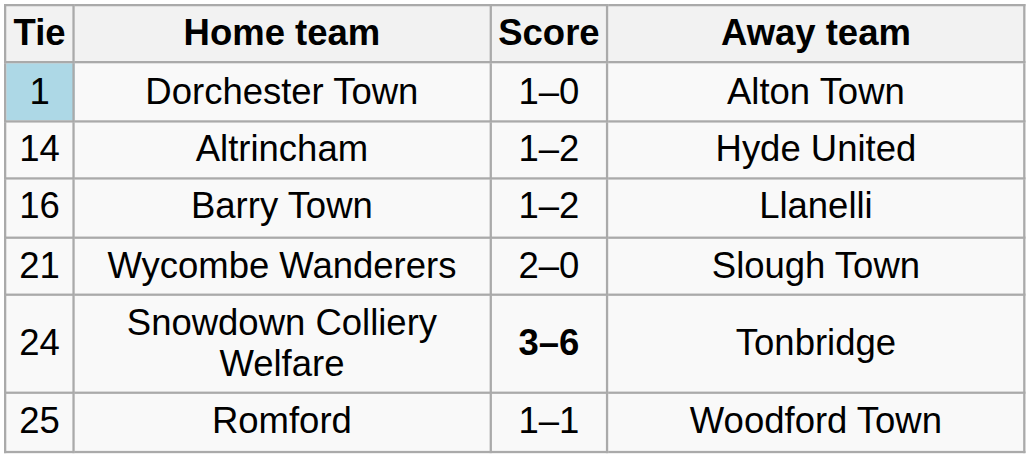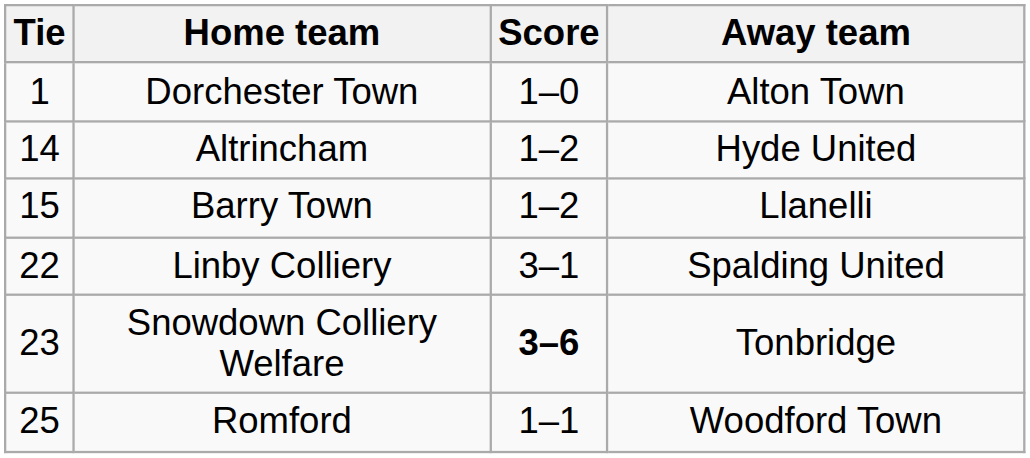(40, 91) lightblue background -> (40, 91) no background
(40, 206) 16 -> (40, 206) 15
- row: (282, 264)
+ row: (282, 264)
(40, 343) 24 -> (40, 343) 23
